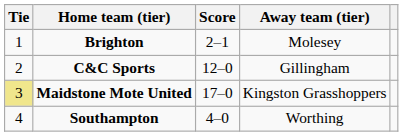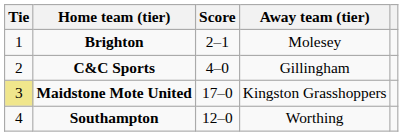(217, 67) 12–0 -> (217, 67) 4–0
(217, 118) 4–0 -> (217, 118) 12–0
